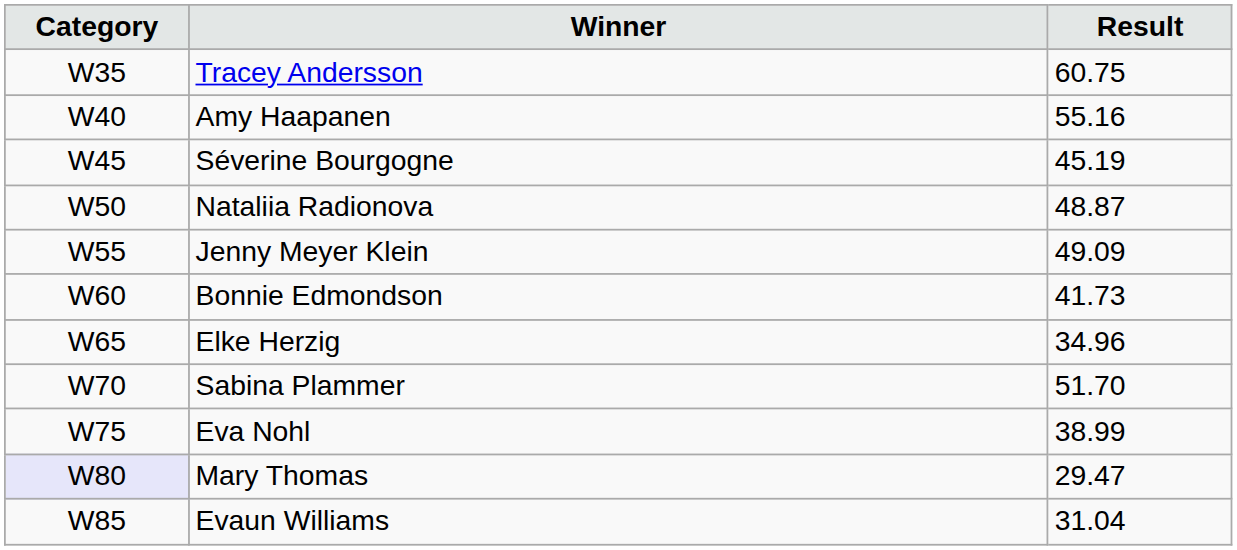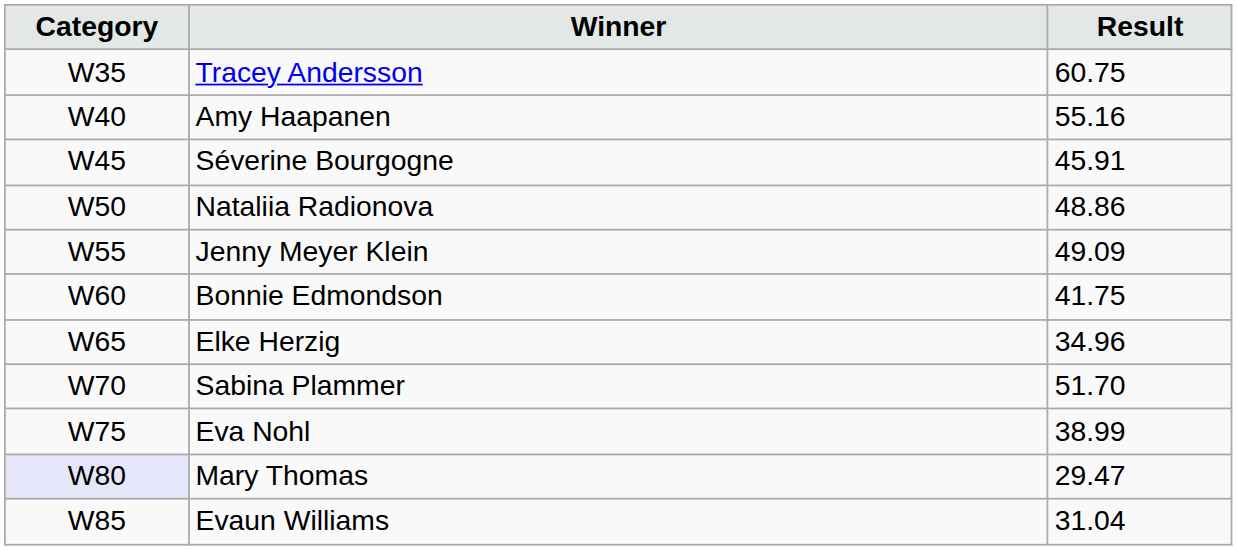(1090, 161) 45.19 -> (1090, 161) 45.91
(1090, 206) 48.87 -> (1090, 206) 48.86
(1090, 296) 41.73 -> (1090, 296) 41.75
